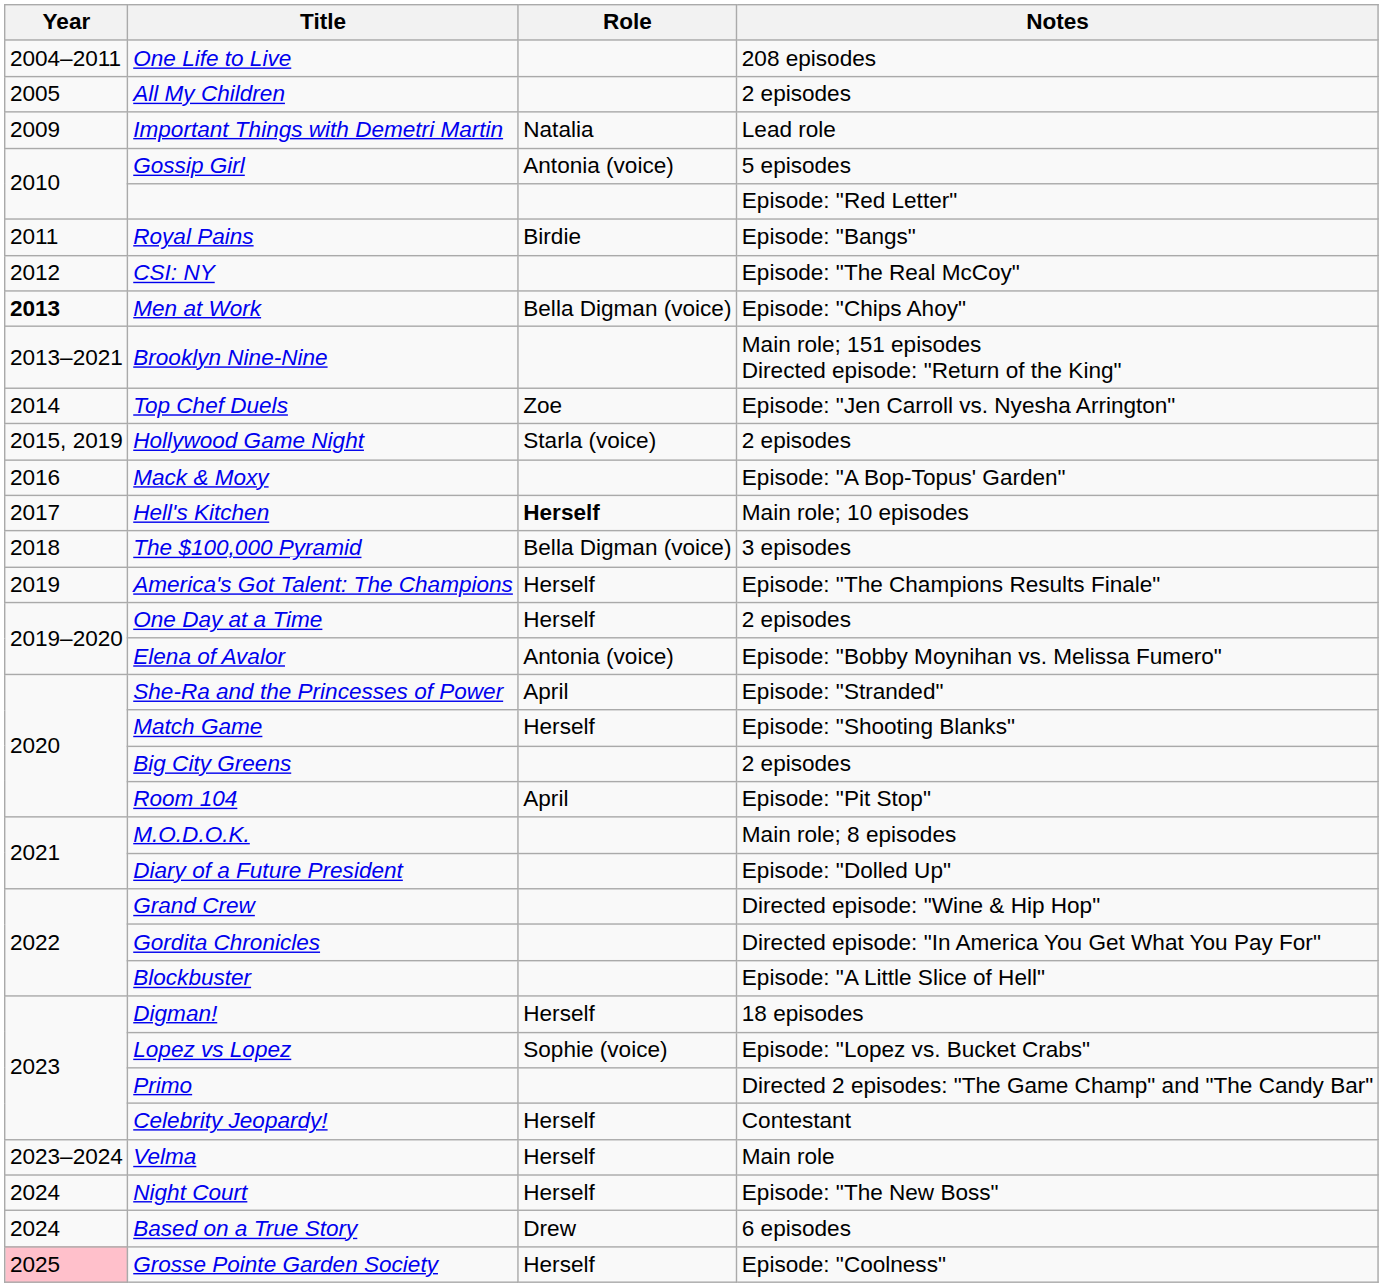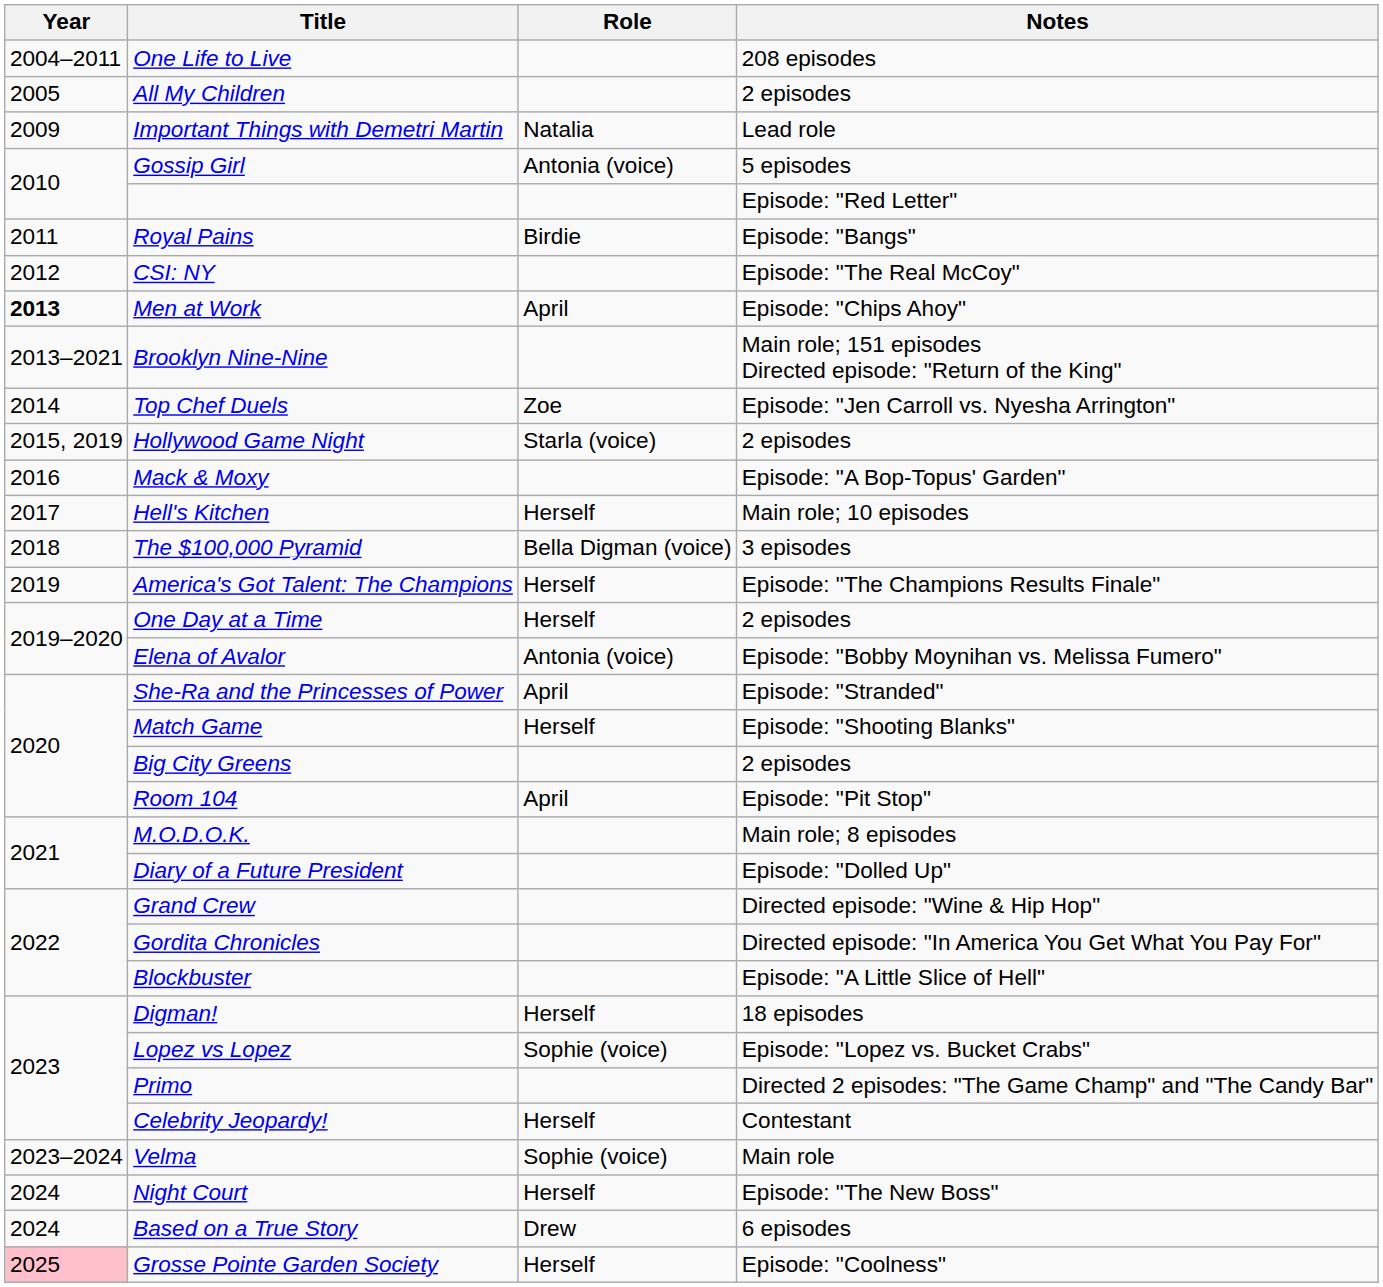(627, 308) Bella Digman (voice) -> (546, 308) April
(562, 512) bold -> (559, 512) normal
(559, 1156) Herself -> (595, 1156) Sophie (voice)
